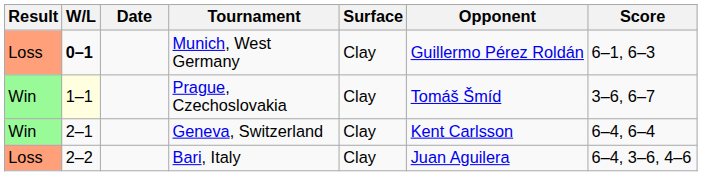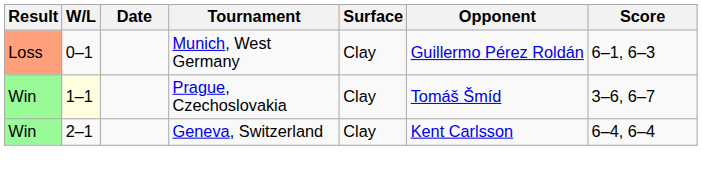(79, 52) bold -> (79, 52) normal
- row: (207, 157)
